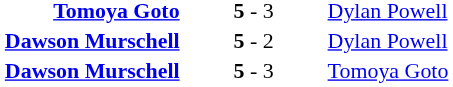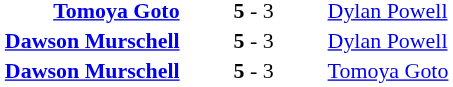(254, 40) 5 - 2 -> (254, 40) 5 - 3
